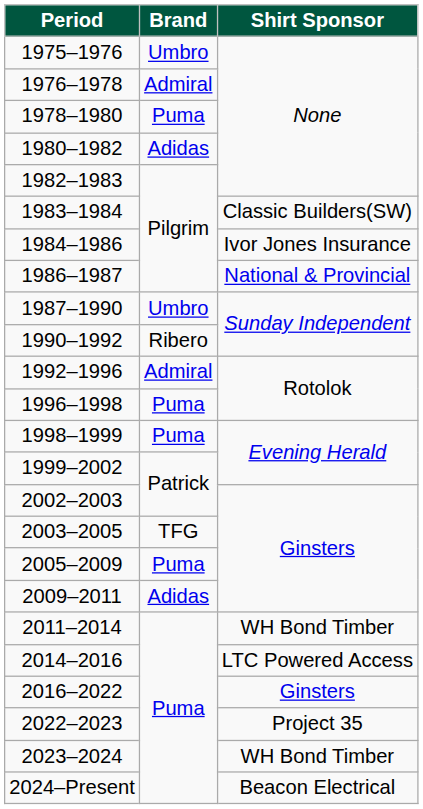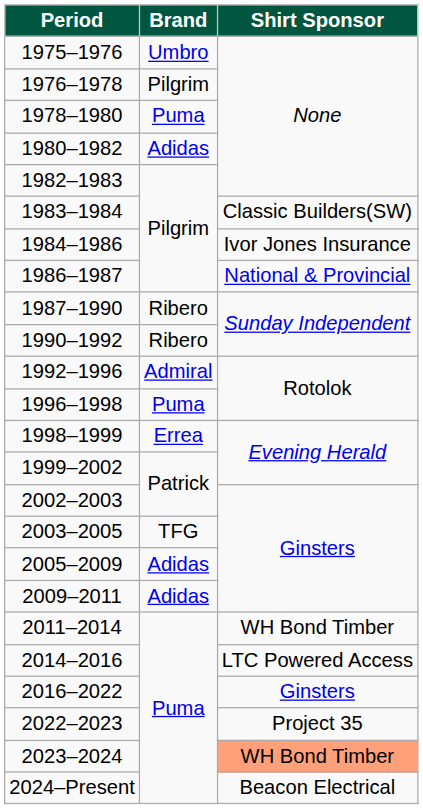(178, 84) Admiral -> (178, 84) Pilgrim
(178, 308) Umbro -> (178, 308) Ribero
(178, 436) Puma -> (178, 436) Errea
(178, 564) Puma -> (178, 564) Adidas
(317, 755) no background -> (317, 755) lightsalmon background
